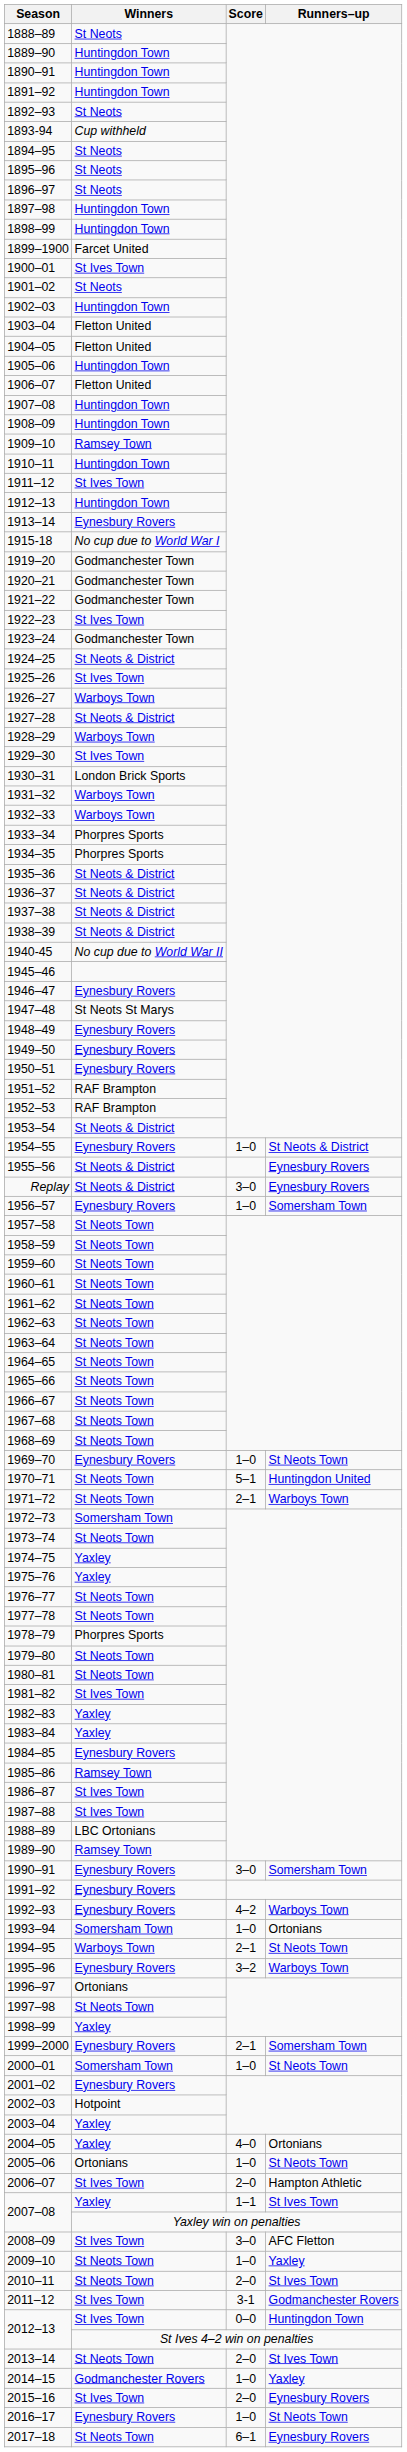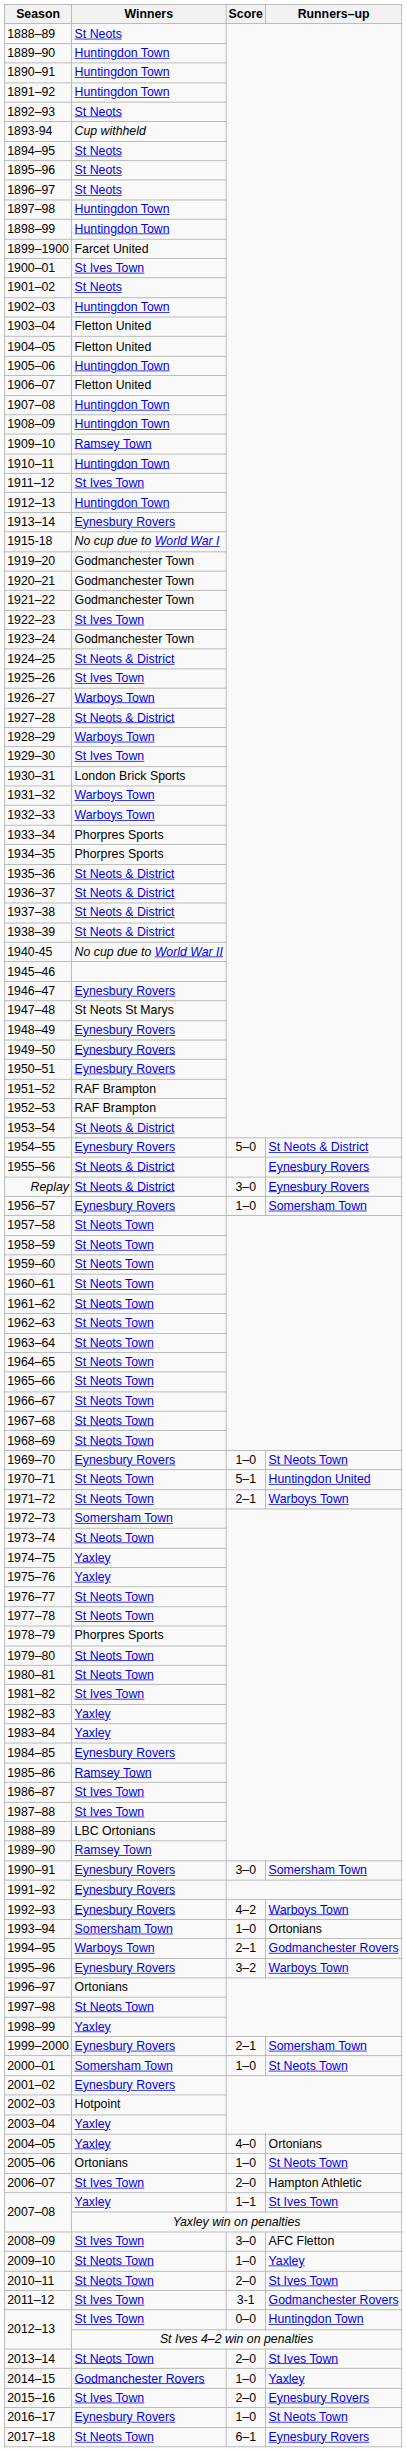(246, 1147) 1–0 -> (246, 1147) 5–0
(308, 1948) St Neots Town -> (334, 1948) Godmanchester Rovers
